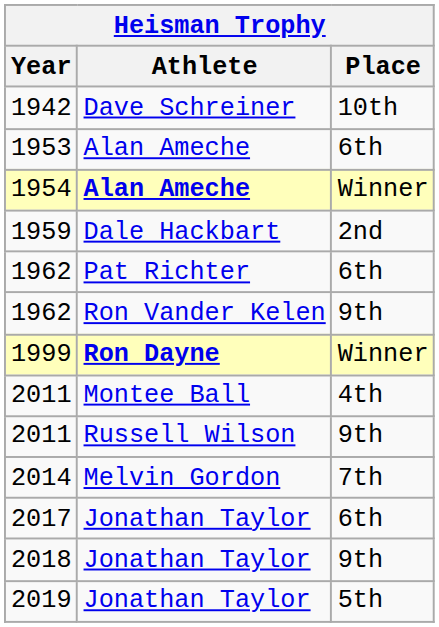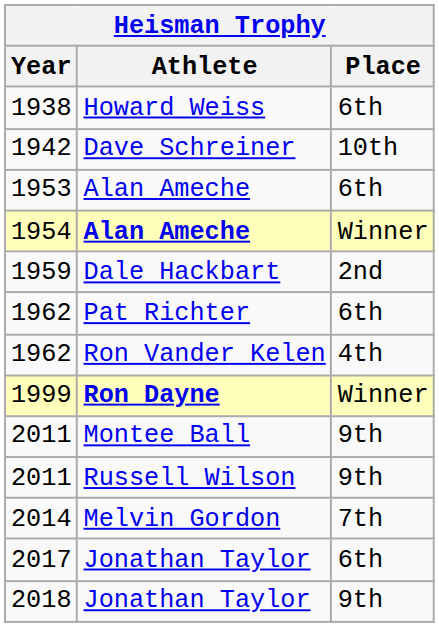+ row: (41, 108)
(360, 313) 9th -> (360, 354) 4th
(360, 395) 4th -> (360, 437) 9th
- row: (41, 601)
